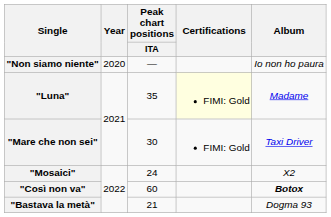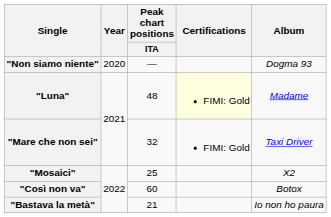(289, 64) Io non ho paura -> (289, 64) Dogma 93
(152, 95) 35 -> (152, 95) 48
(152, 142) 30 -> (152, 142) 32
(152, 173) 24 -> (152, 173) 25
(289, 189) bold -> (289, 189) normal
(289, 205) Dogma 93 -> (289, 205) Io non ho paura
